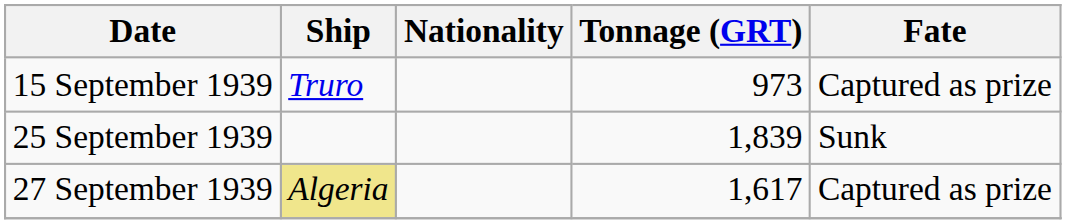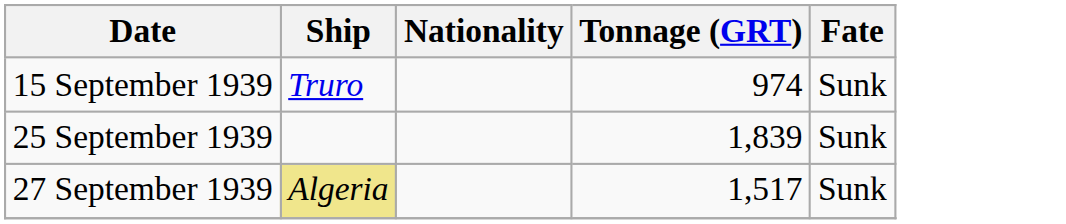(777, 84) 973 -> (777, 84) 974
(935, 84) Captured as prize -> (852, 84) Sunk
(765, 190) 1,617 -> (765, 190) 1,517
(935, 190) Captured as prize -> (852, 190) Sunk
